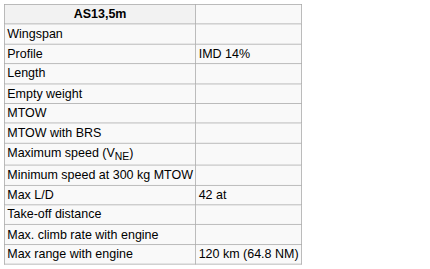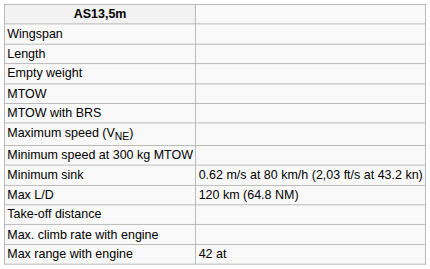- row: (25, 53)
+ row: (45, 175)
(213, 195) 42 at -> (249, 195) 120 km (64.8 NM)
(249, 254) 120 km (64.8 NM) -> (213, 254) 42 at
